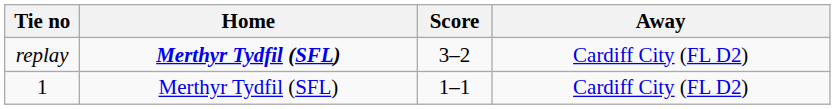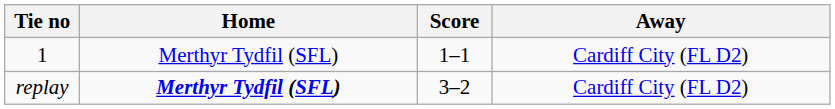rows swapped: (42, 87) <-> (42, 54)
